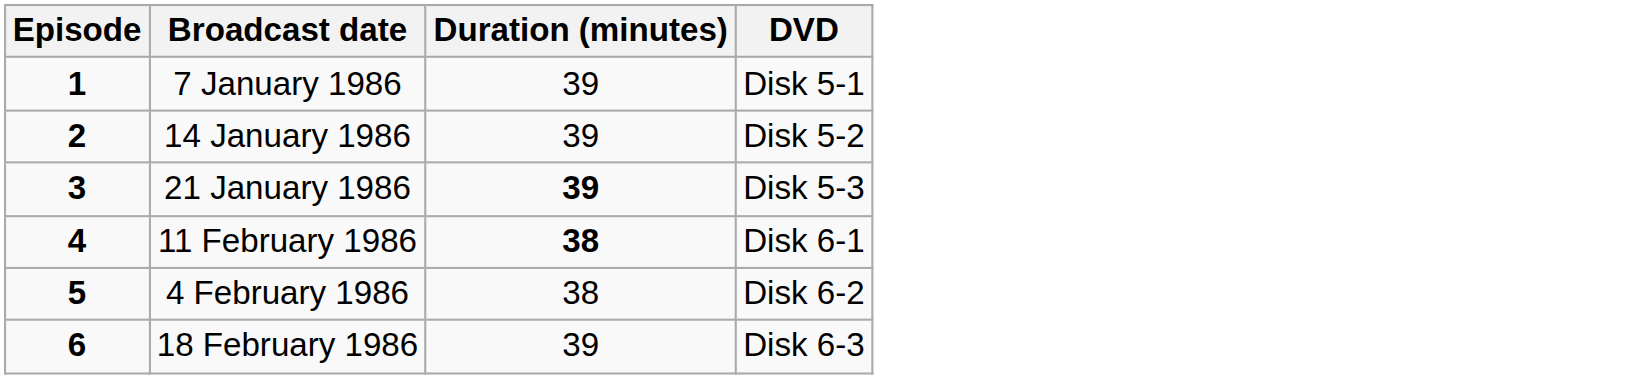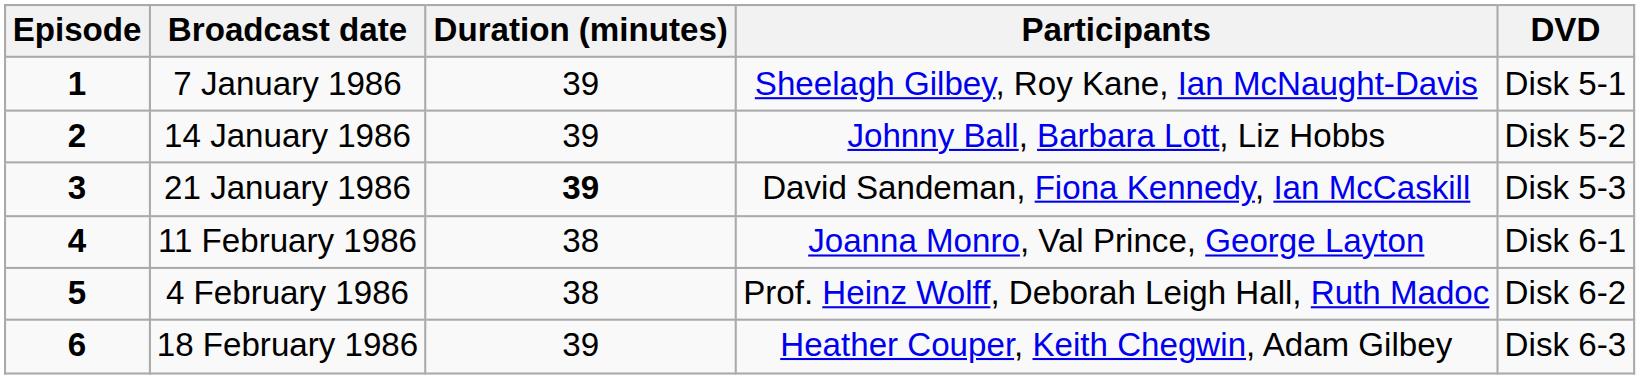+ column: (1116, 30)
(581, 240) bold -> (581, 240) normal
